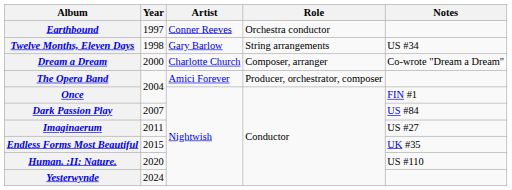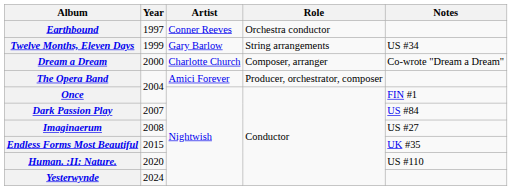(153, 45) 1998 -> (153, 45) 1999
(153, 128) 2011 -> (153, 128) 2008
